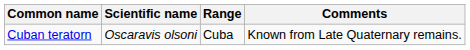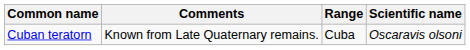columns swapped: (151, 14) <-> (355, 14)
